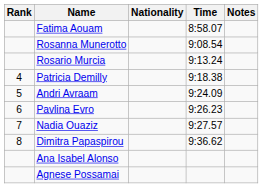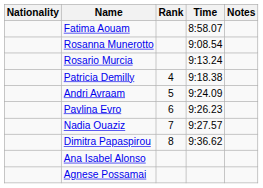columns swapped: (19, 12) <-> (157, 12)
